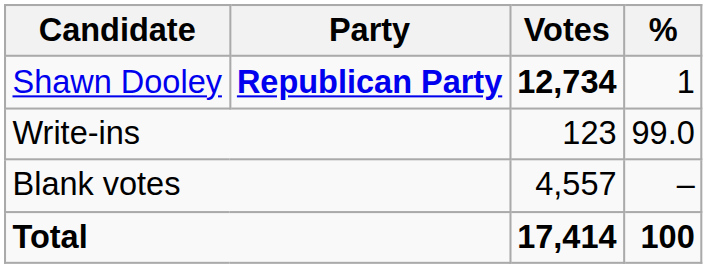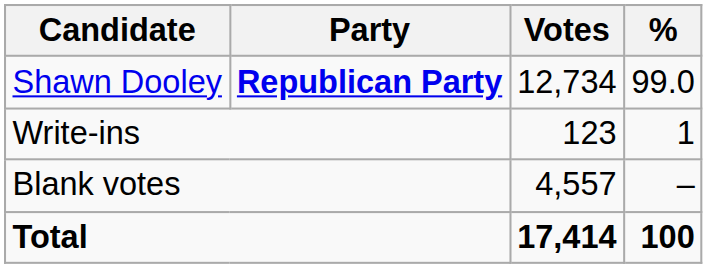(567, 81) bold -> (567, 81) normal
(686, 81) 1 -> (663, 81) 99.0
(663, 133) 99.0 -> (686, 133) 1
